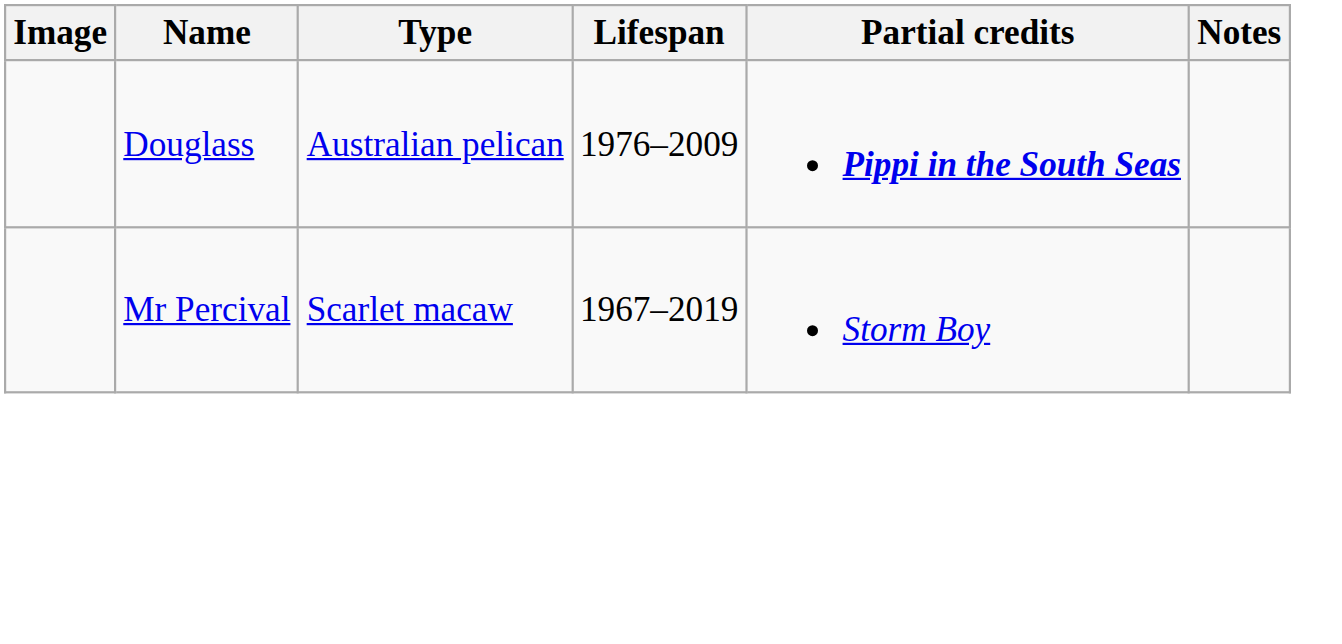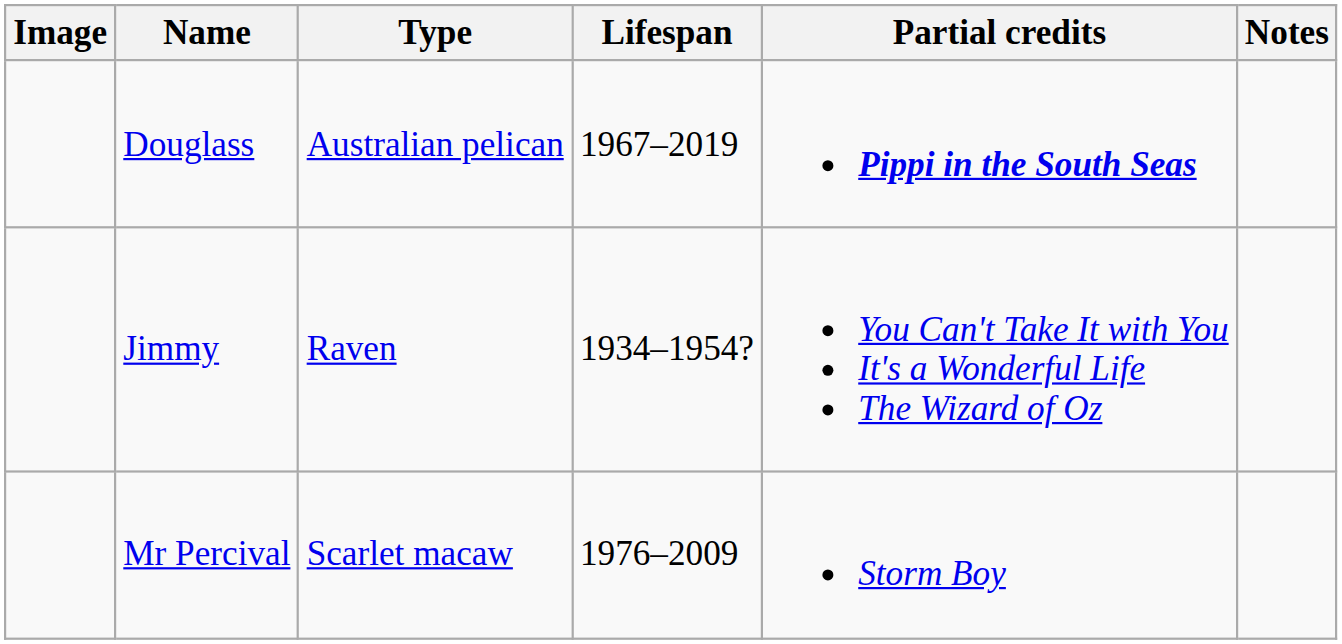(659, 143) 1976–2009 -> (659, 143) 1967–2019
+ row: (171, 348)
(659, 309) 1967–2019 -> (659, 554) 1976–2009
